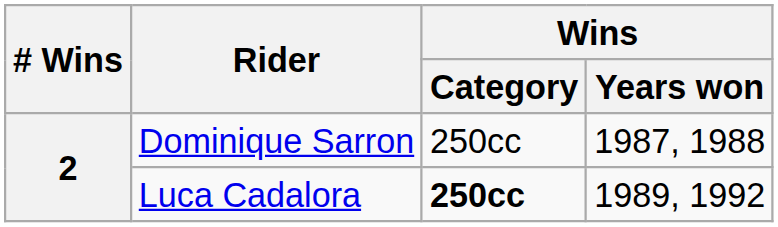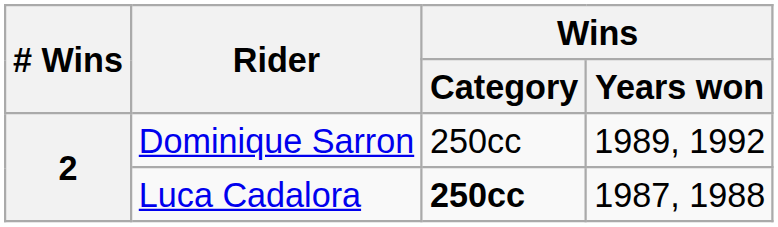(680, 141) 1987, 1988 -> (680, 141) 1989, 1992
(680, 195) 1989, 1992 -> (680, 195) 1987, 1988
